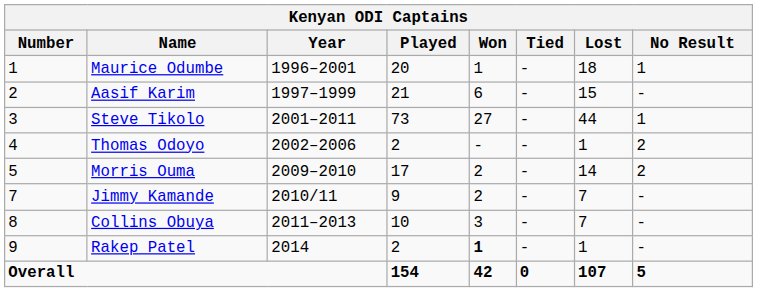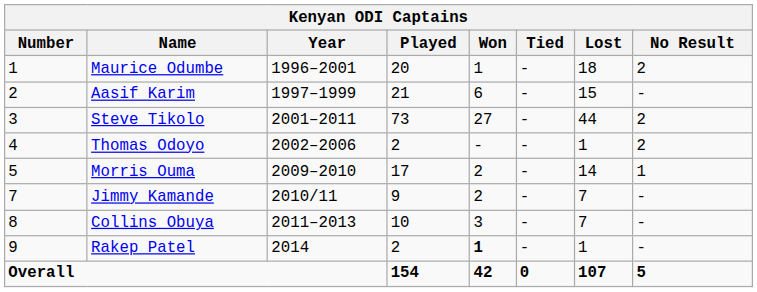(641, 69) 1 -> (641, 69) 2
(641, 120) 1 -> (641, 120) 2
(641, 171) 2 -> (641, 171) 1
